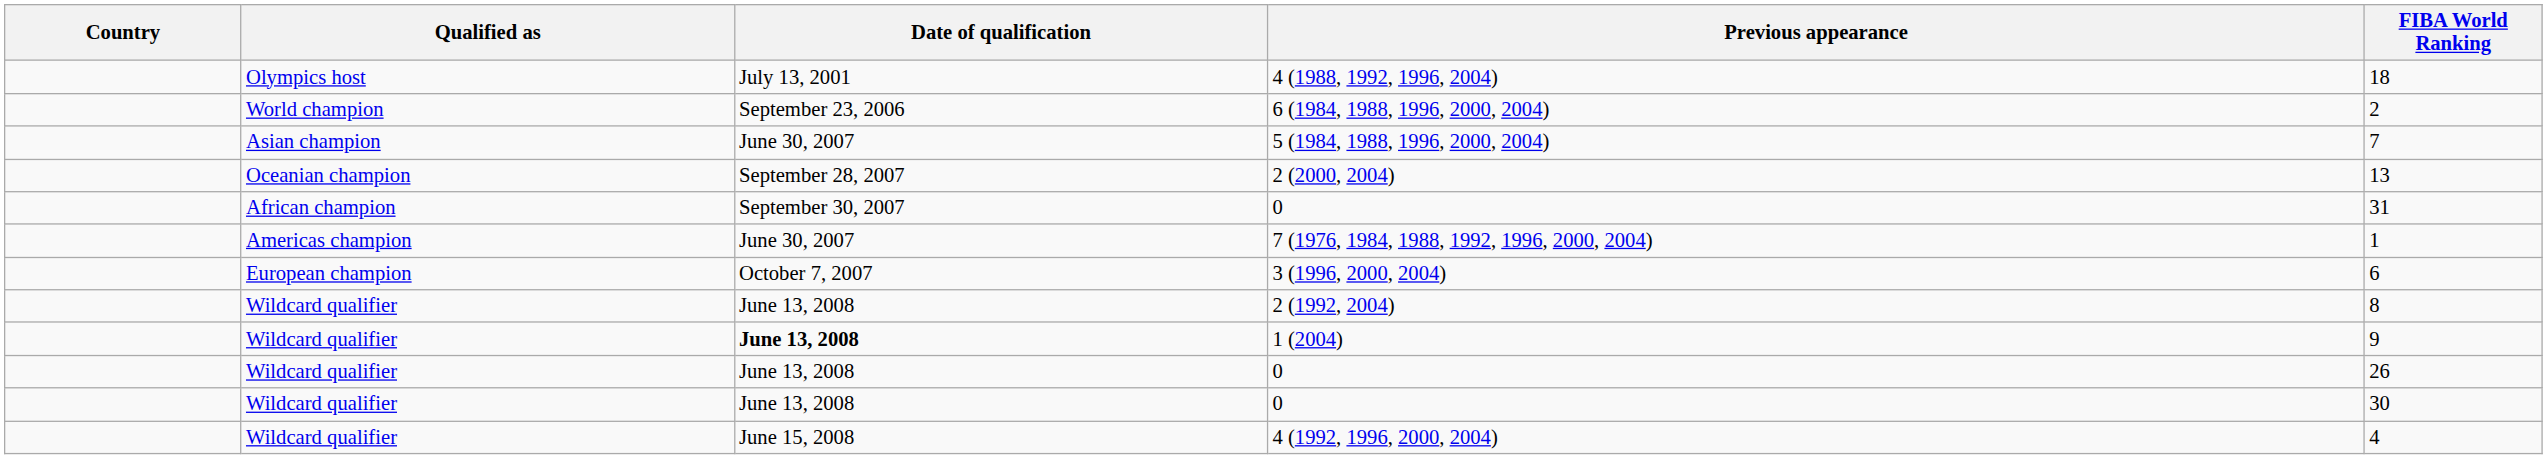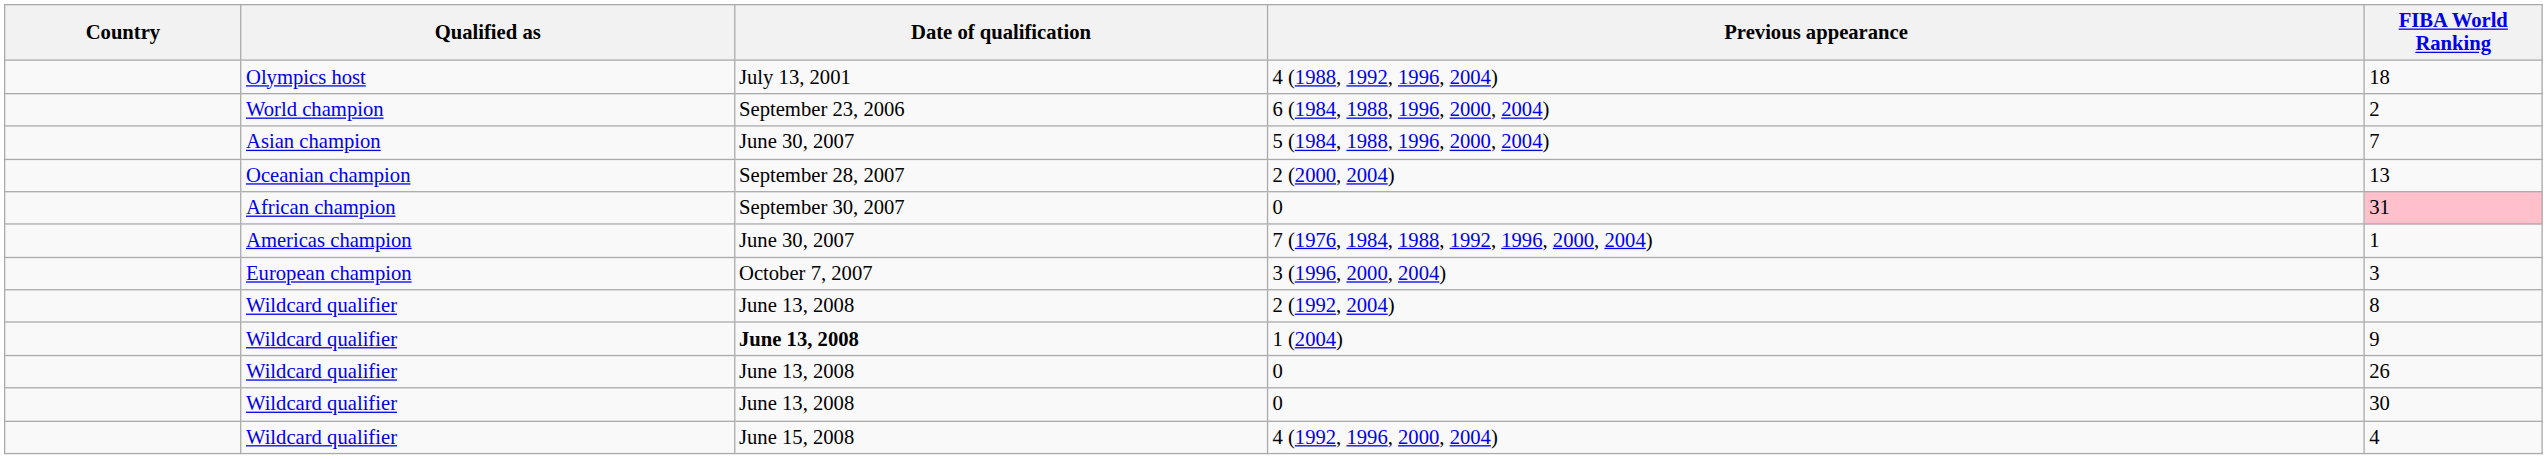(2380, 207) no background -> (2380, 207) pink background
(2374, 273) 6 -> (2374, 273) 3
